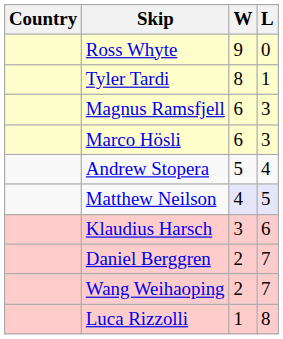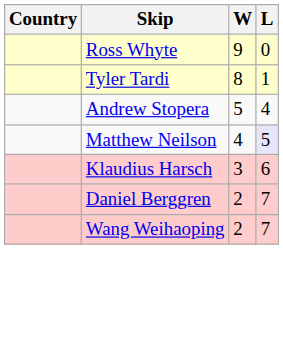- row: (155, 109)
- row: (133, 139)
(238, 199) lavender background -> (238, 139) no background
- row: (137, 318)
